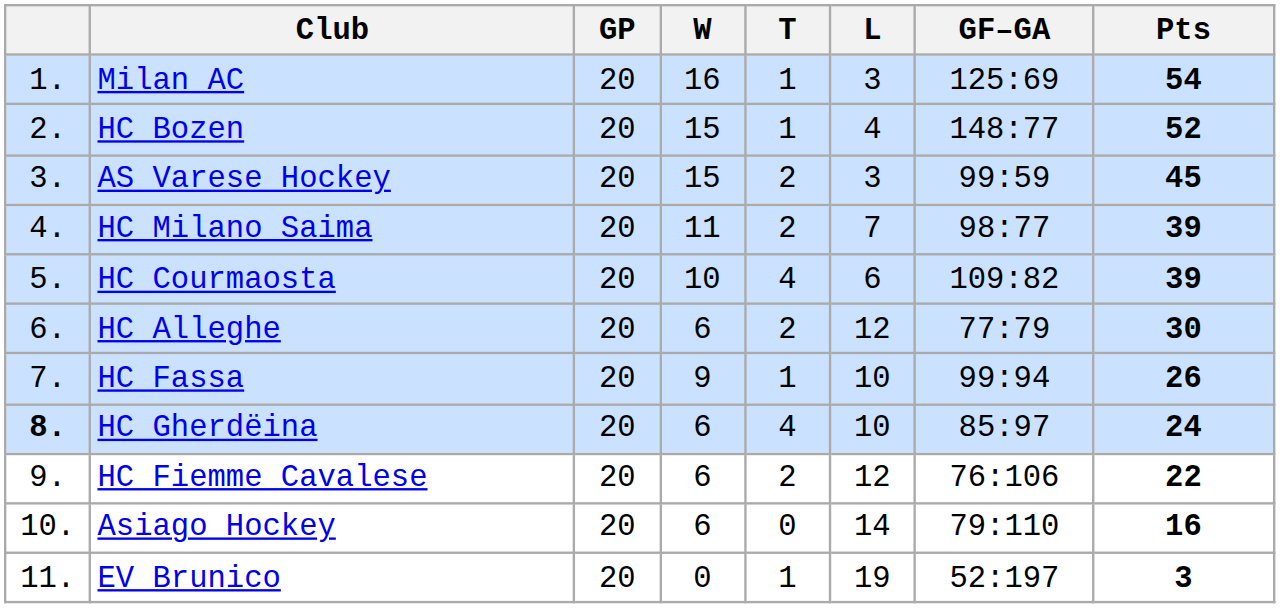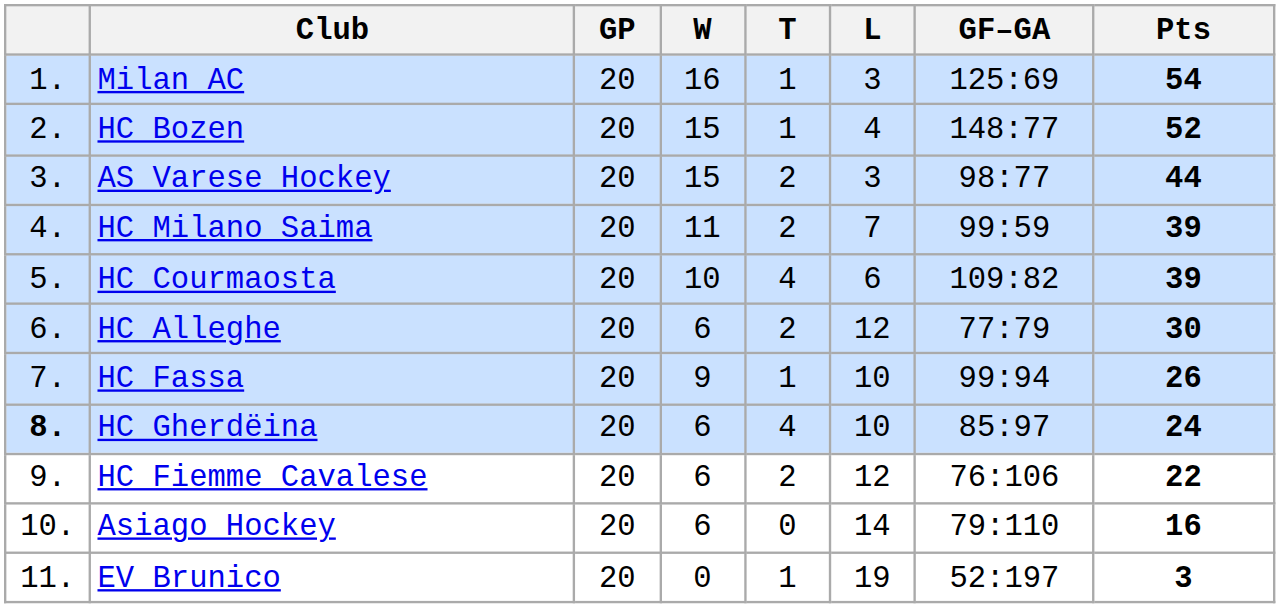(1004, 179) 99:59 -> (1004, 179) 98:77
(1183, 179) 45 -> (1183, 179) 44
(1004, 229) 98:77 -> (1004, 229) 99:59
